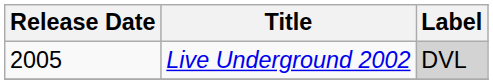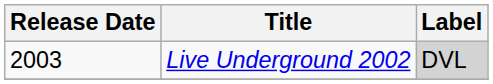(36, 60) 2005 -> (36, 60) 2003
